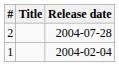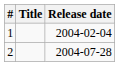rows swapped: (10, 52) <-> (10, 33)
